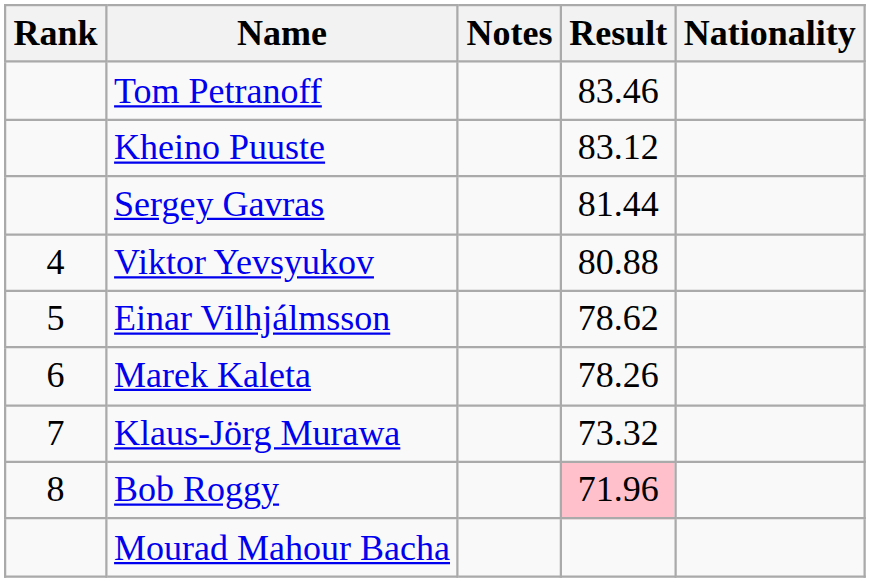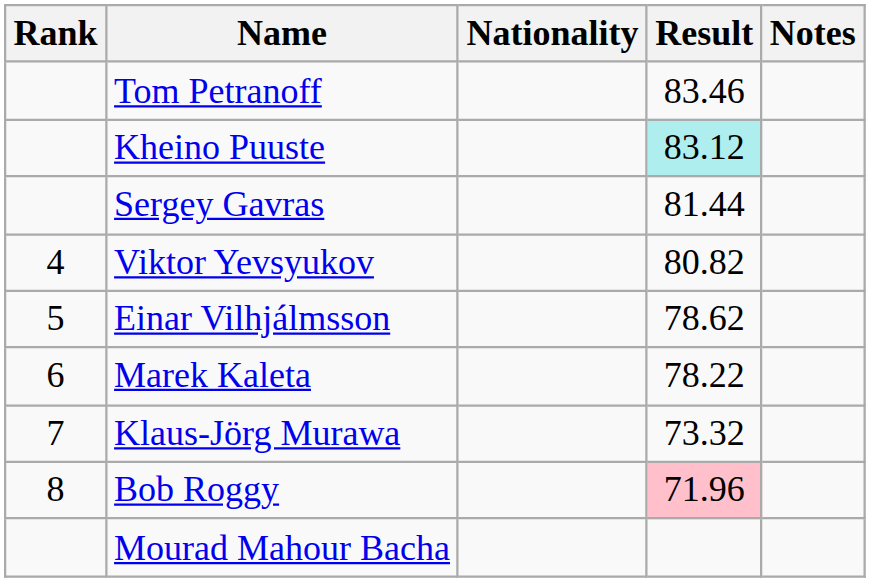columns swapped: (770, 33) <-> (510, 33)
(618, 147) no background -> (704, 147) paleturquoise background
(618, 261) 80.88 -> (704, 261) 80.82
(618, 375) 78.26 -> (704, 375) 78.22
